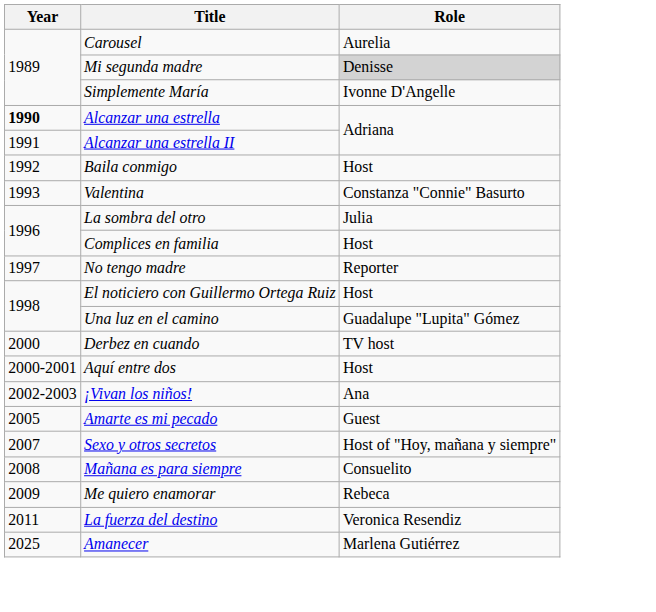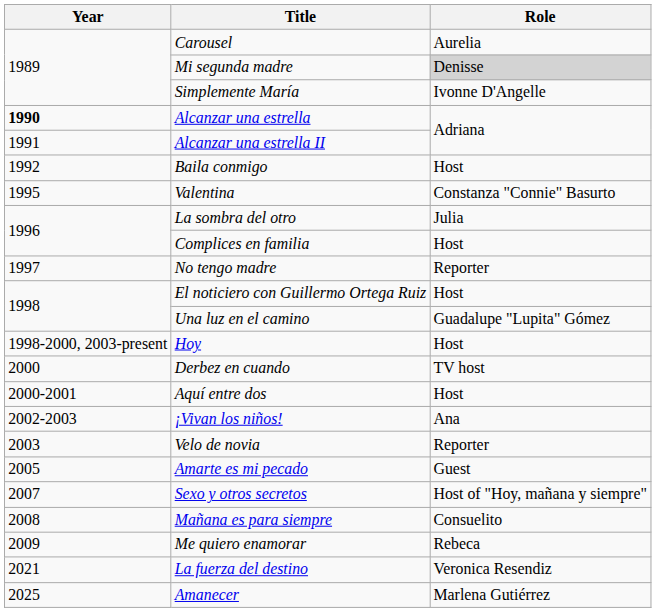(24, 192) 1993 -> (24, 192) 1995
+ row: (188, 343)
+ row: (217, 444)
(24, 519) 2011 -> (24, 569) 2021
